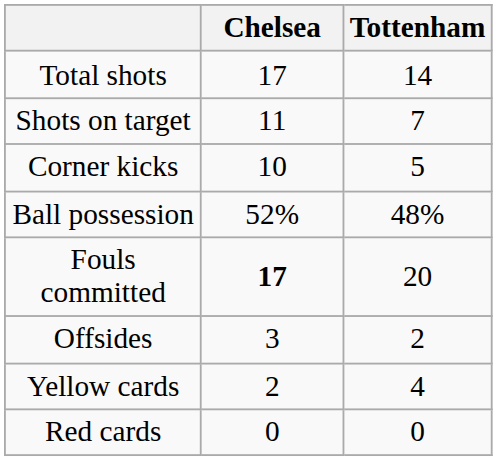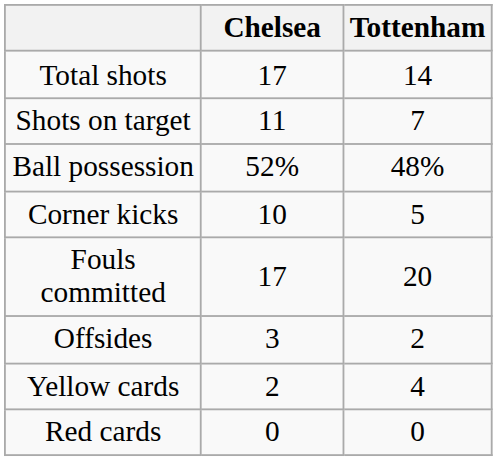rows swapped: (103, 213) <-> (103, 167)
(272, 276) bold -> (272, 276) normal
